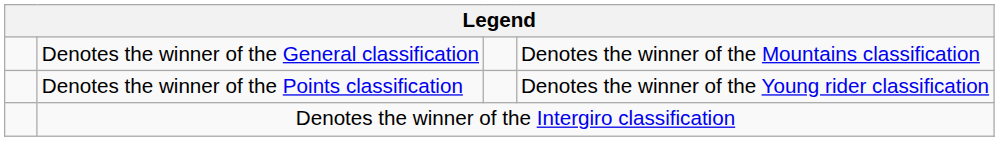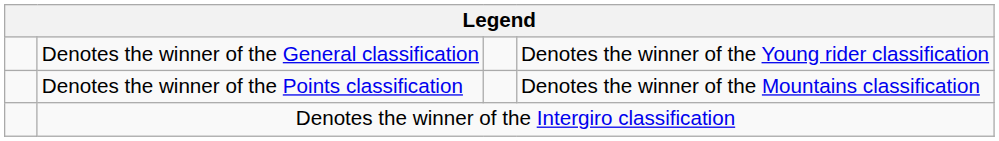(750, 53) Denotes the winner of the Mountains classification -> (755, 53) Denotes the winner of the Young rider classification
(755, 86) Denotes the winner of the Young rider classification -> (750, 86) Denotes the winner of the Mountains classification
